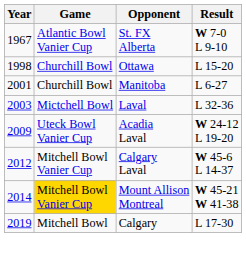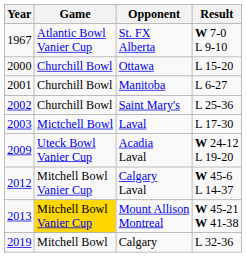(19, 66) 1998 -> (19, 66) 2000
+ row: (149, 104)
(214, 104) L 32-36 -> (214, 124) L 17-30
(19, 197) 2014 -> (19, 216) 2013
(214, 223) L 17-30 -> (214, 242) L 32-36
